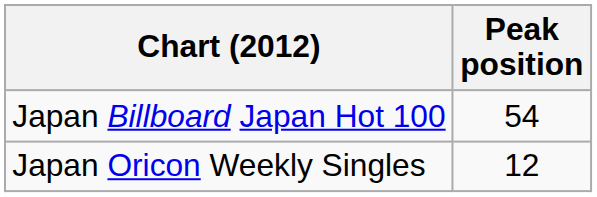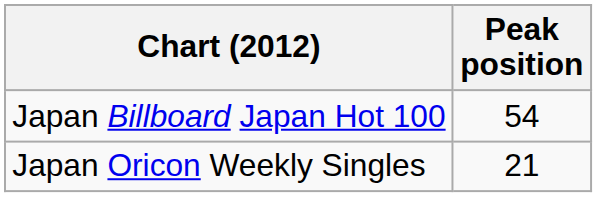(522, 165) 12 -> (522, 165) 21
